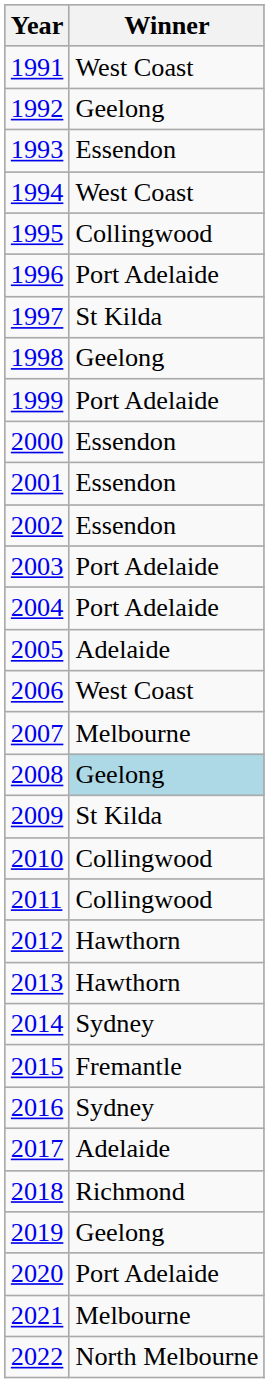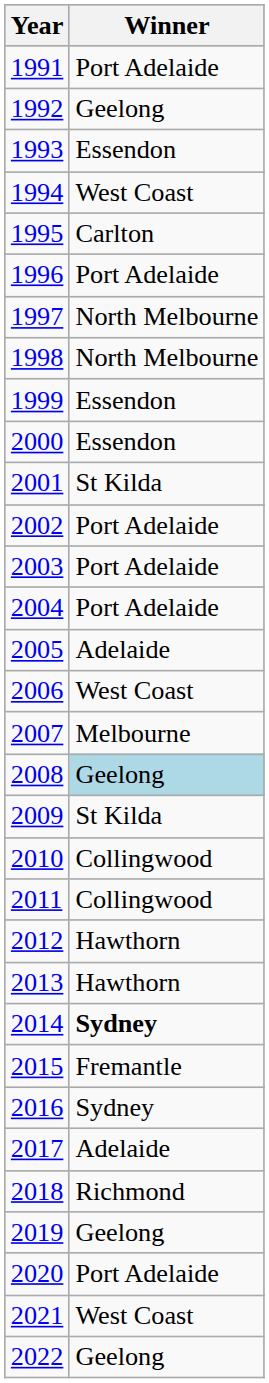(135, 66) West Coast -> (147, 66) Port Adelaide
(144, 233) Collingwood -> (115, 233) Carlton
(119, 316) St Kilda -> (167, 316) North Melbourne
(120, 358) Geelong -> (167, 358) North Melbourne
(147, 399) Port Adelaide -> (126, 399) Essendon
(126, 483) Essendon -> (119, 483) St Kilda
(126, 524) Essendon -> (147, 524) Port Adelaide
(115, 1024) normal -> (116, 1024) bold
(133, 1315) Melbourne -> (135, 1315) West Coast
(167, 1356) North Melbourne -> (120, 1356) Geelong
